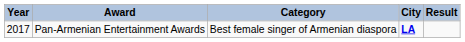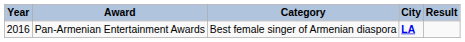(18, 29) 2017 -> (18, 29) 2016
